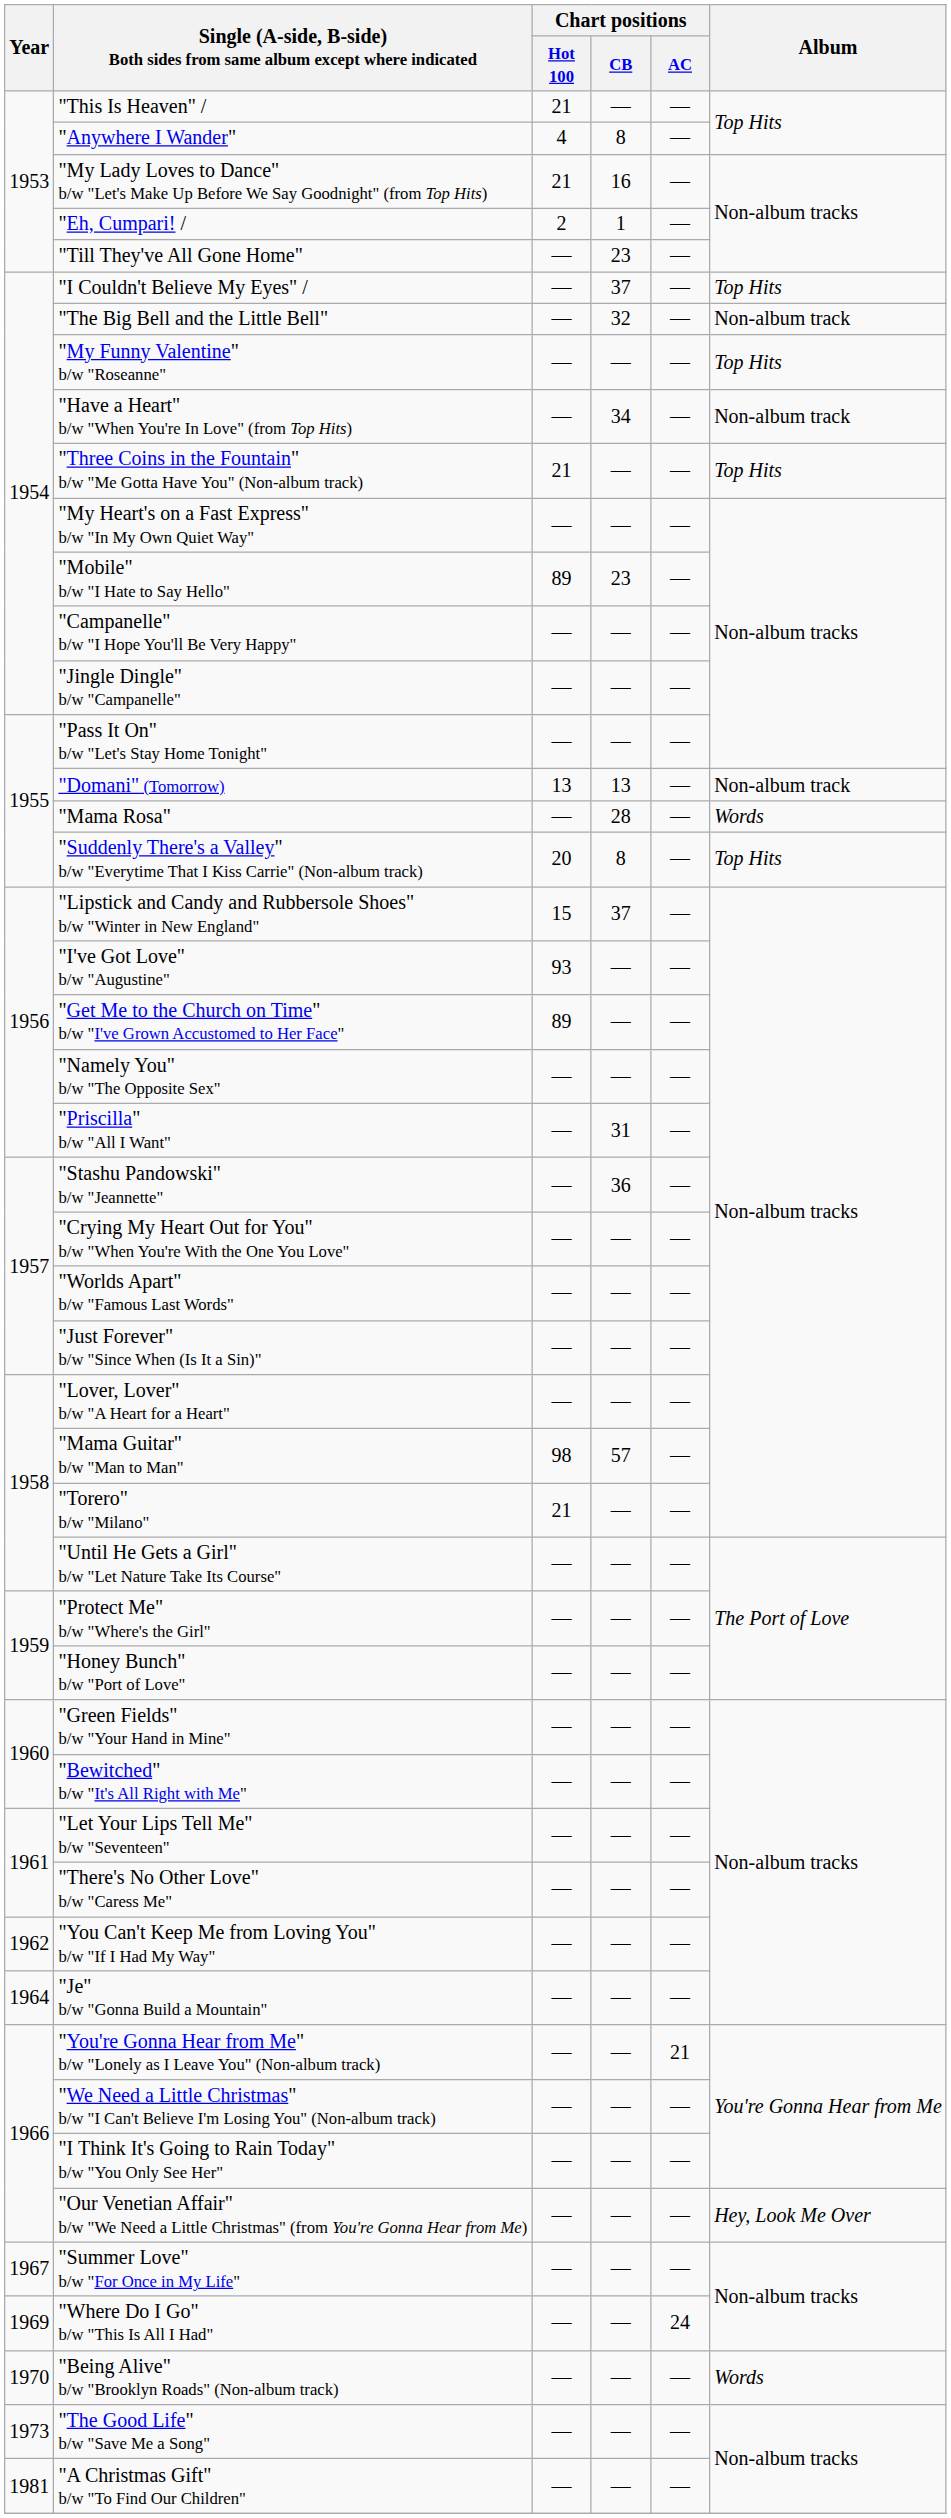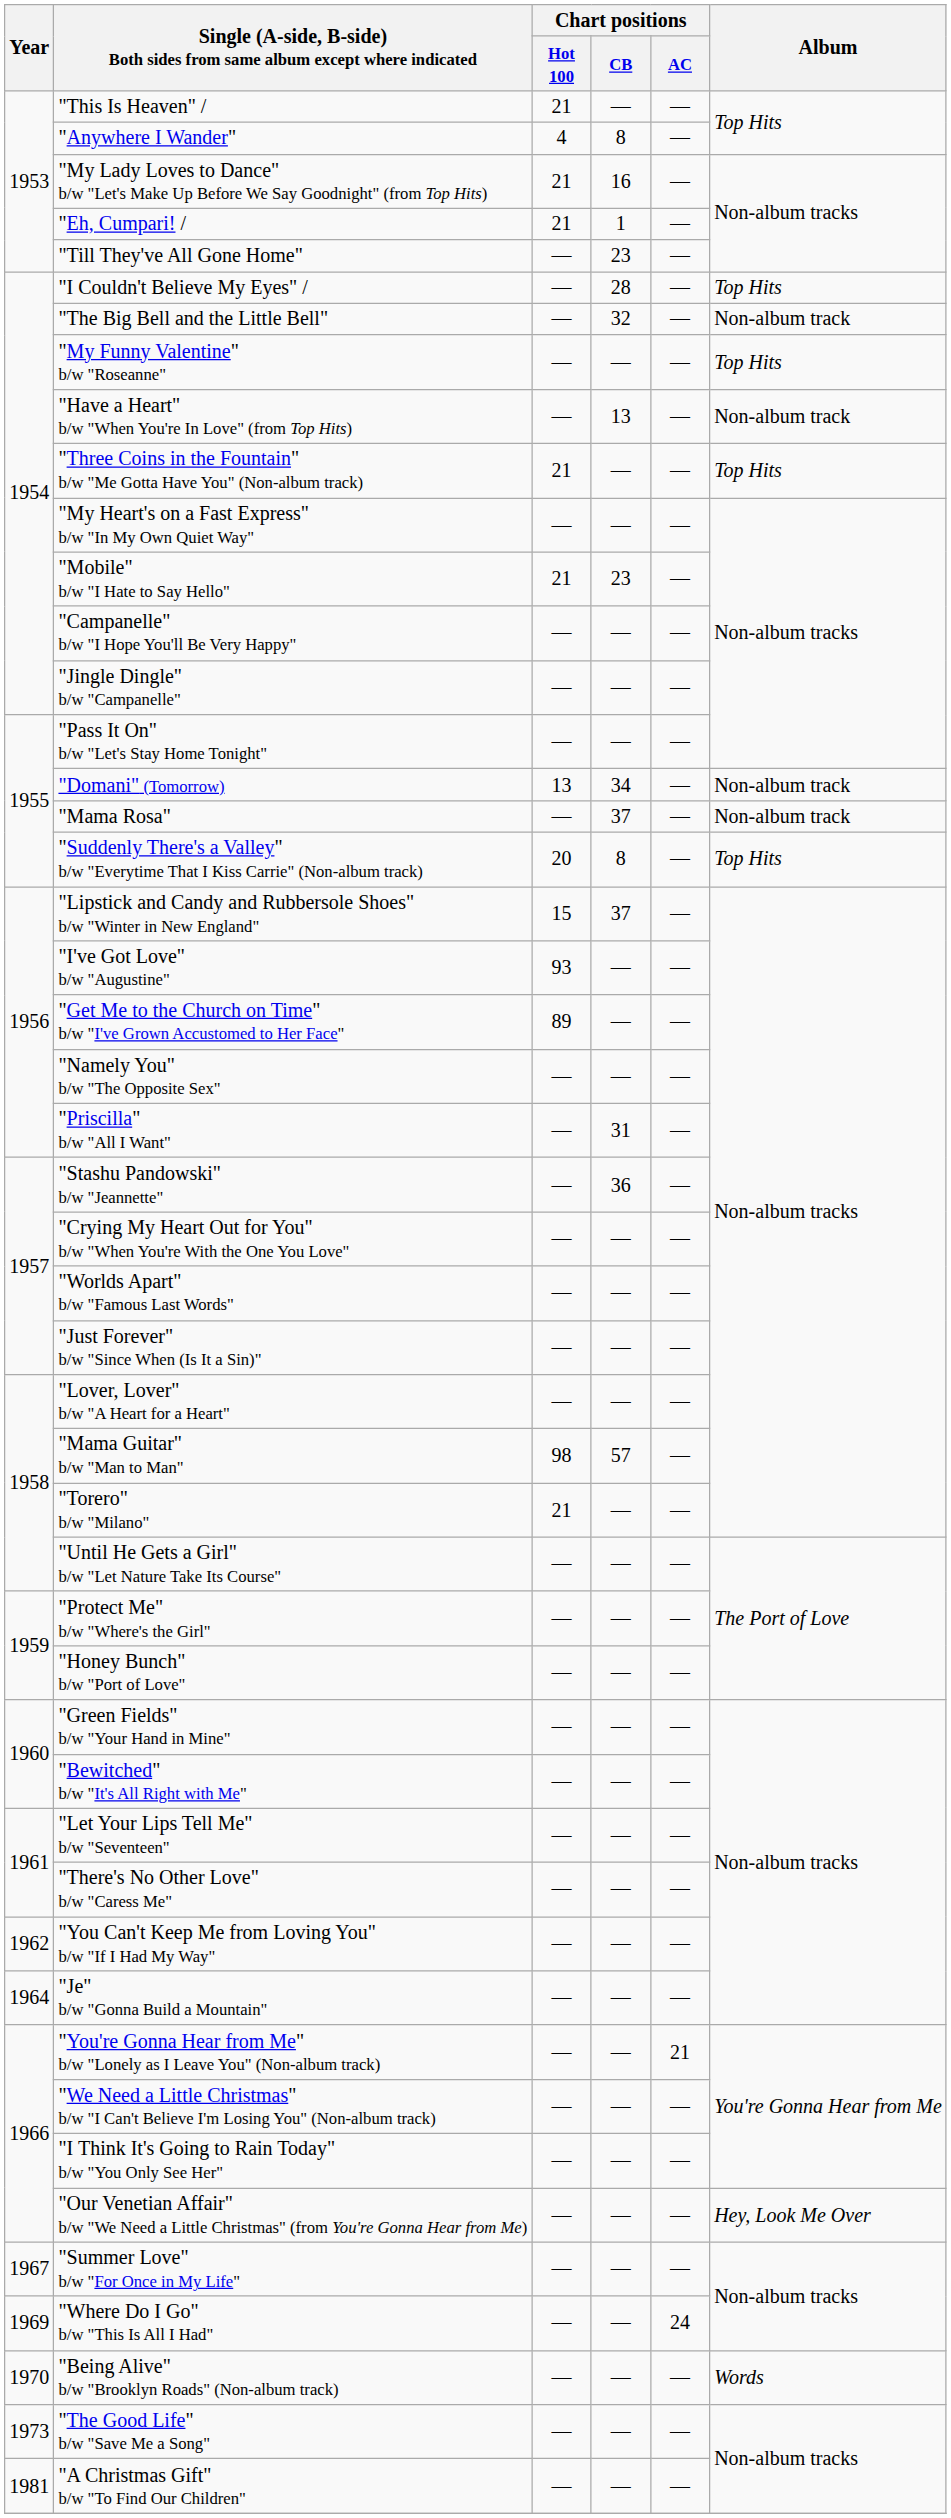(562, 223) 2 -> (562, 223) 21
(621, 287) 37 -> (621, 287) 28
(621, 416) 34 -> (621, 416) 13
(562, 578) 89 -> (562, 578) 21
(621, 784) 13 -> (621, 784) 34
(621, 816) 28 -> (621, 816) 37
(739, 816) Words -> (782, 816) Non-album track
